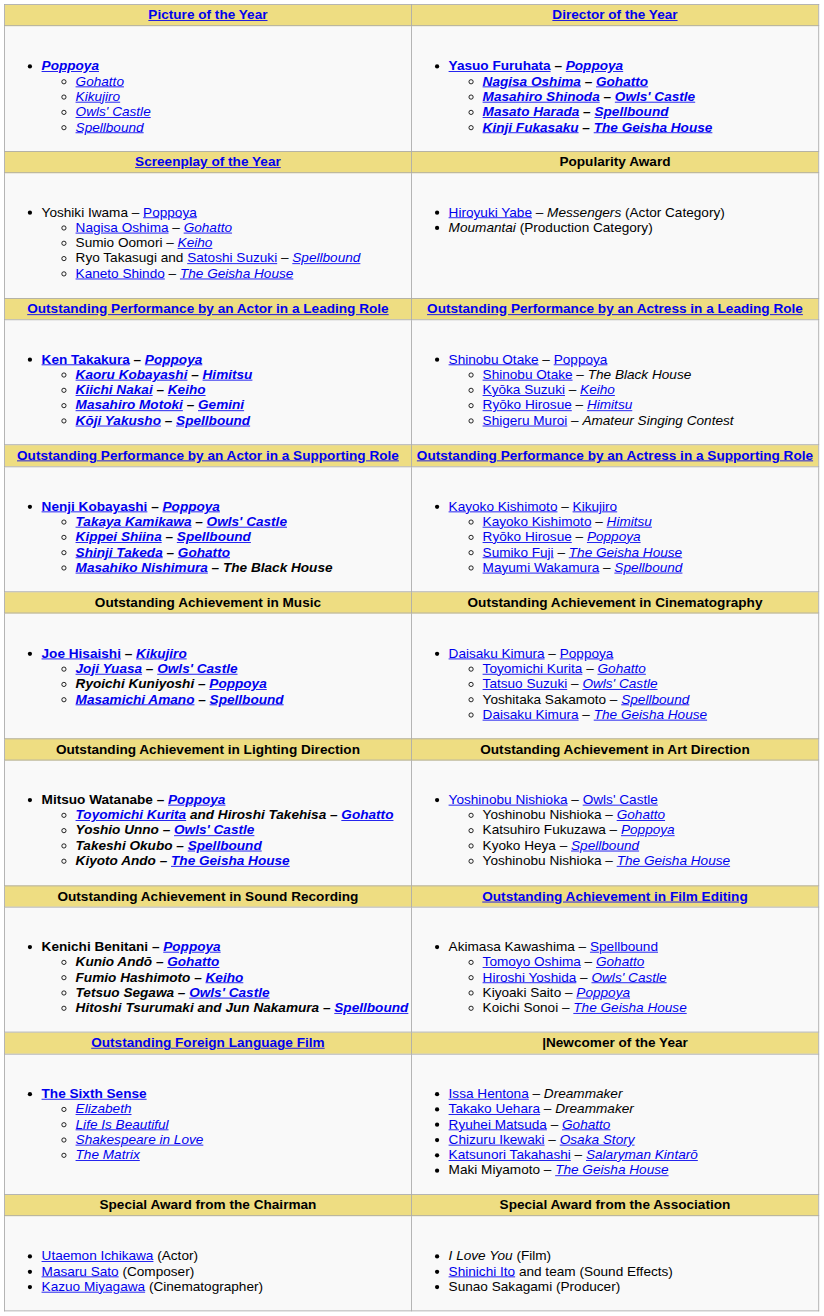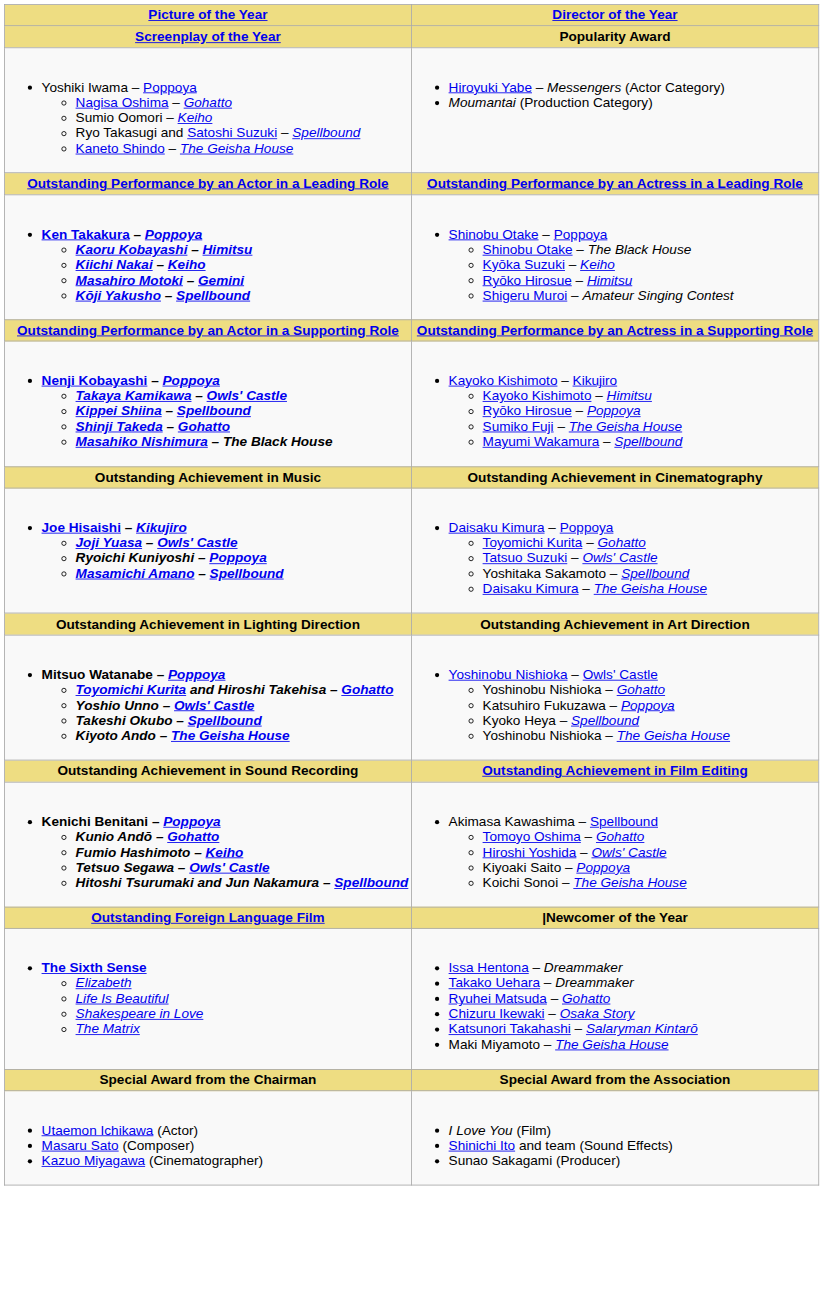- row: (208, 96)
